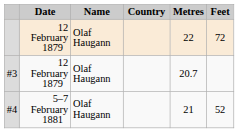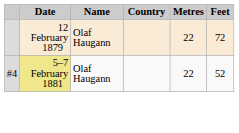- row: (12, 73)
(49, 109) no background -> (49, 73) khaki background
(188, 109) 21 -> (188, 73) 22
